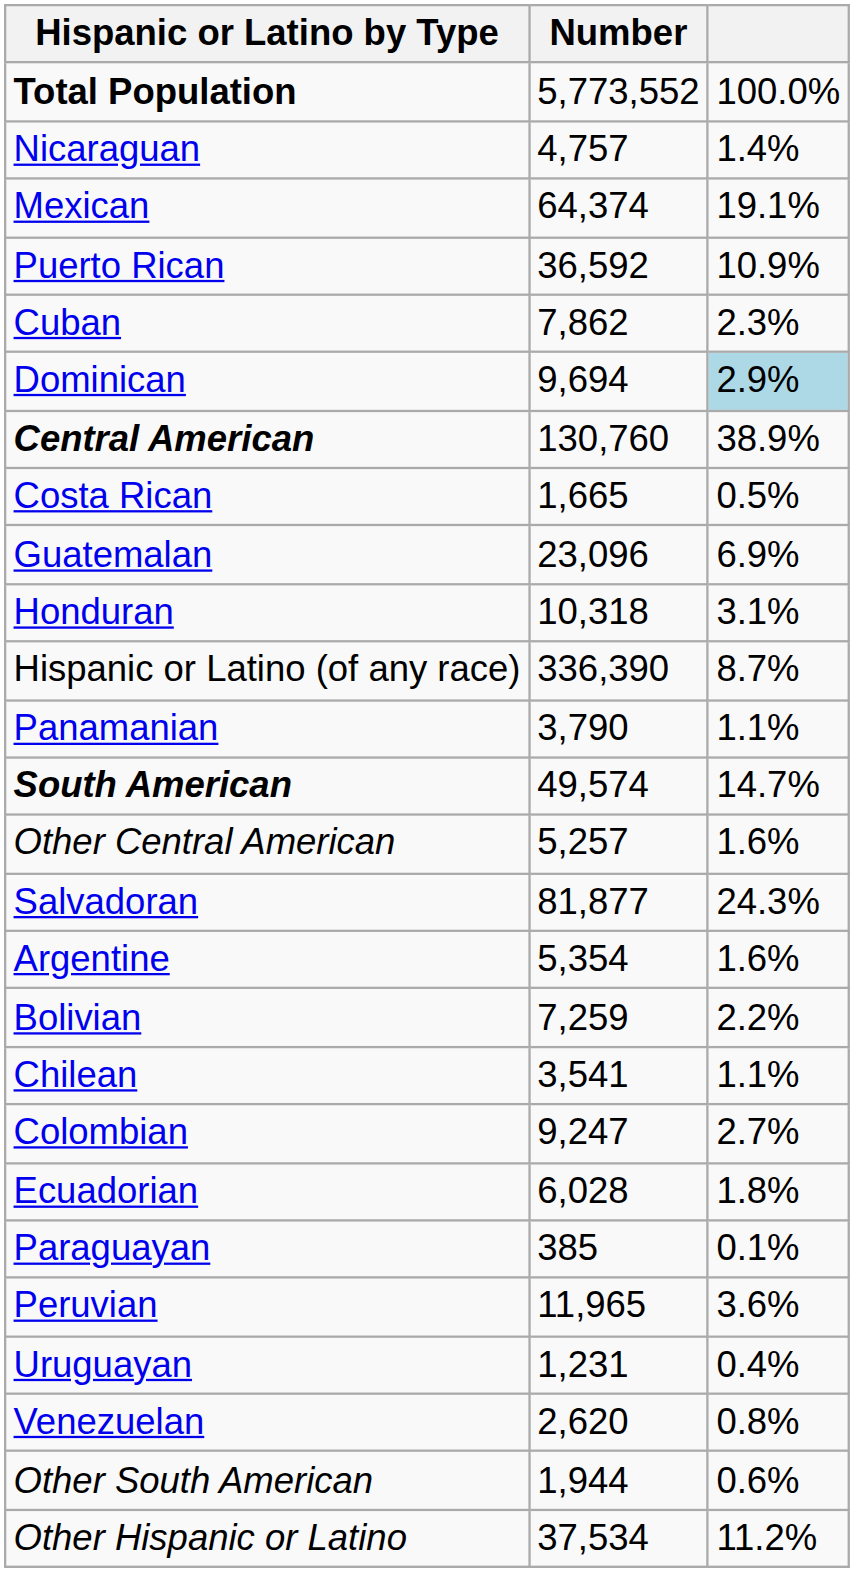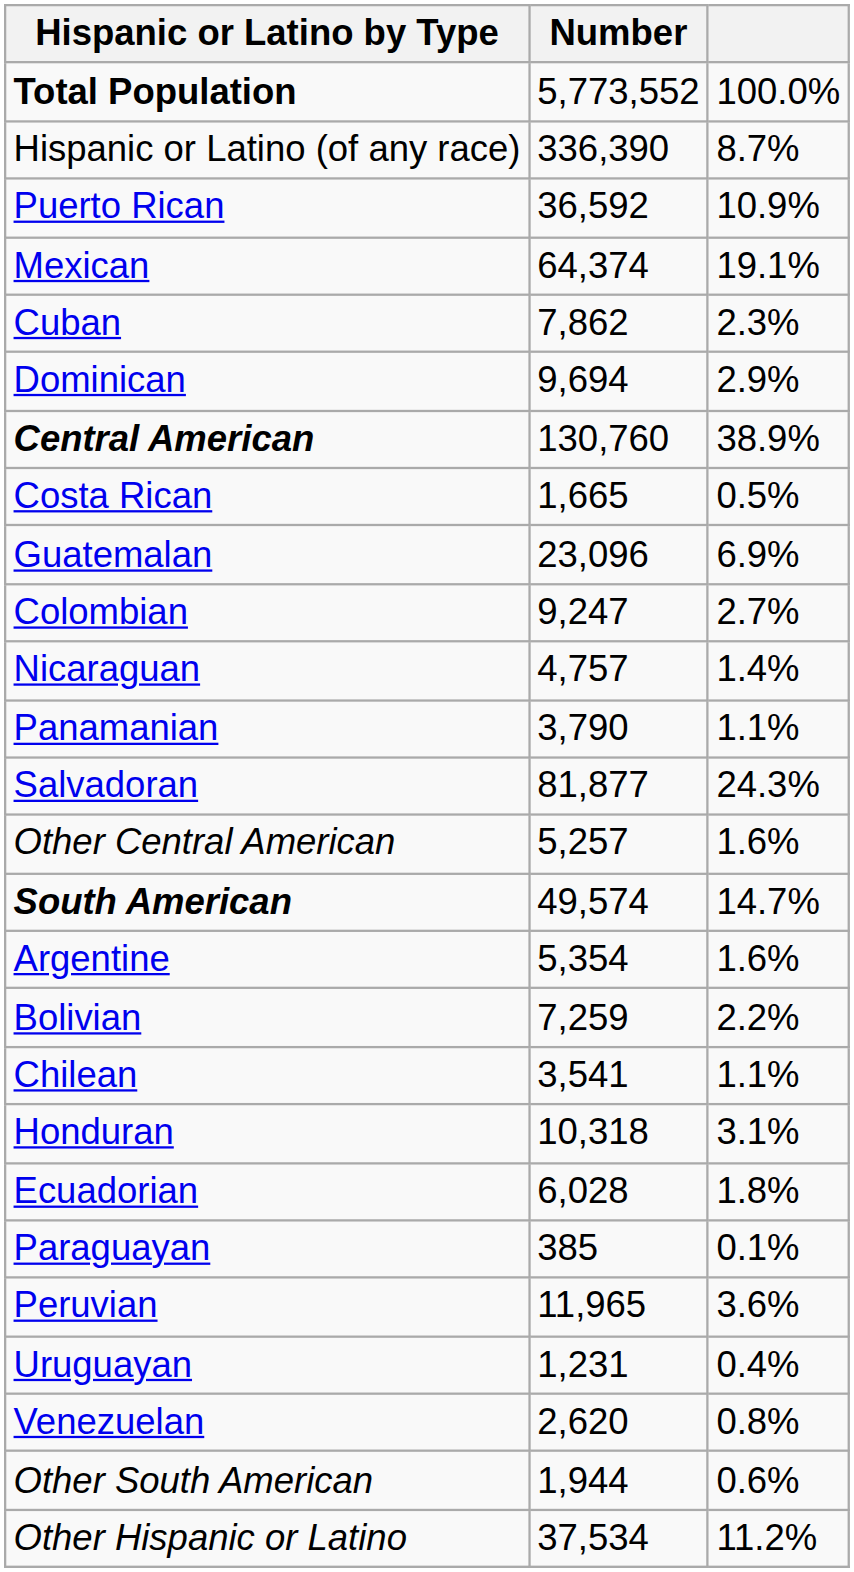rows swapped: (267, 669) <-> (107, 149)
rows swapped: (81, 206) <-> (119, 264)
(758, 380) lightblue background -> (758, 380) no background
rows swapped: (94, 611) <-> (101, 1132)
rows swapped: (106, 901) <-> (153, 785)
